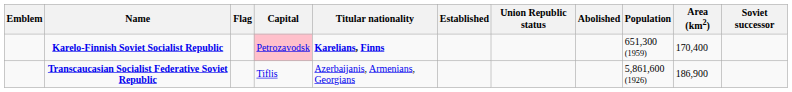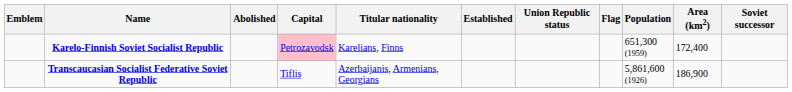columns swapped: (242, 19) <-> (599, 19)
(349, 47) bold -> (371, 47) normal
(692, 47) 170,400 -> (692, 47) 172,400
